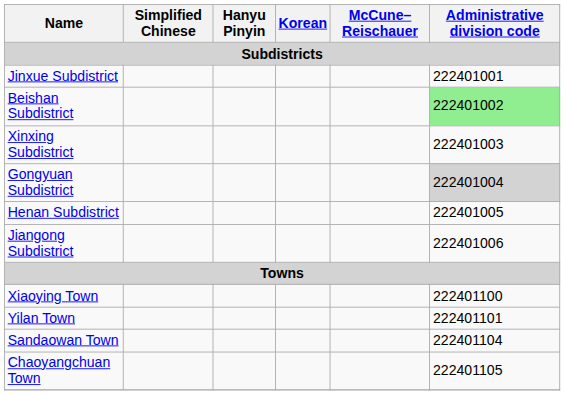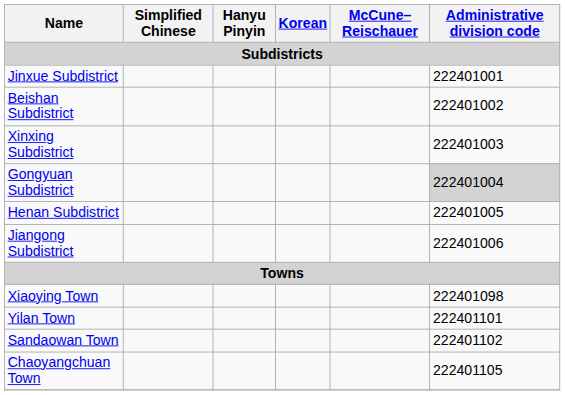(468, 106) lightgreen background -> (468, 106) no background
(468, 295) 222401100 -> (468, 295) 222401098
(468, 340) 222401104 -> (468, 340) 222401102
